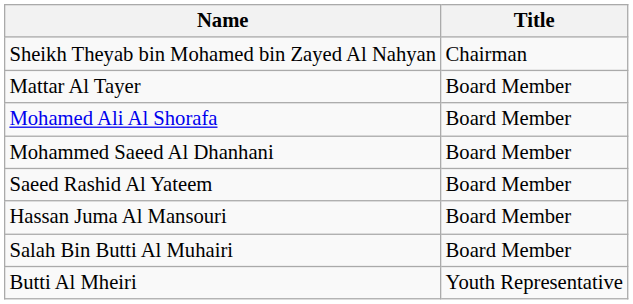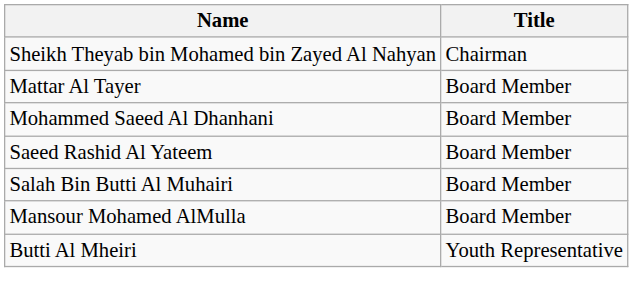- row: (113, 119)
- row: (118, 217)
+ row: (127, 217)
